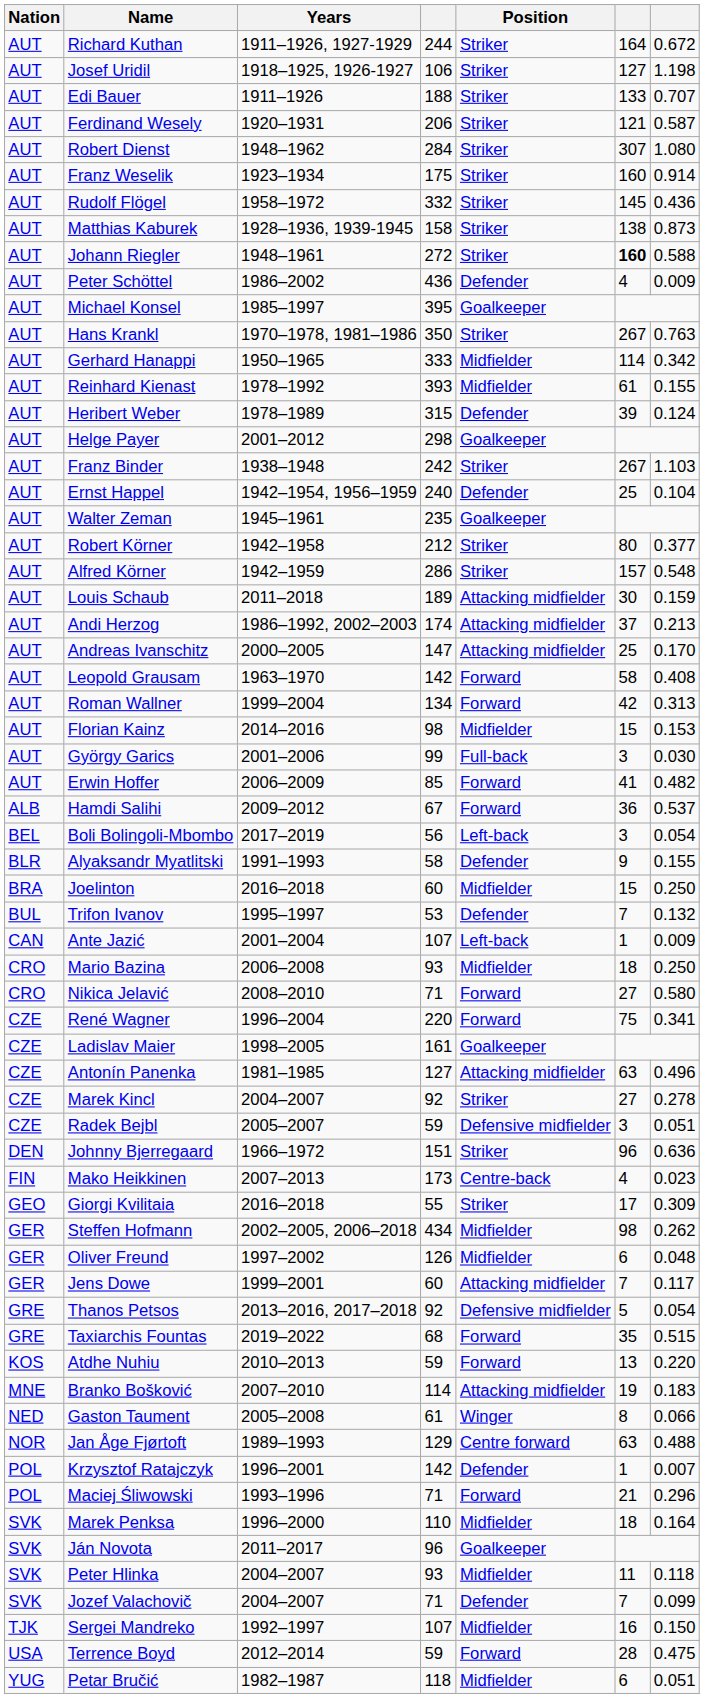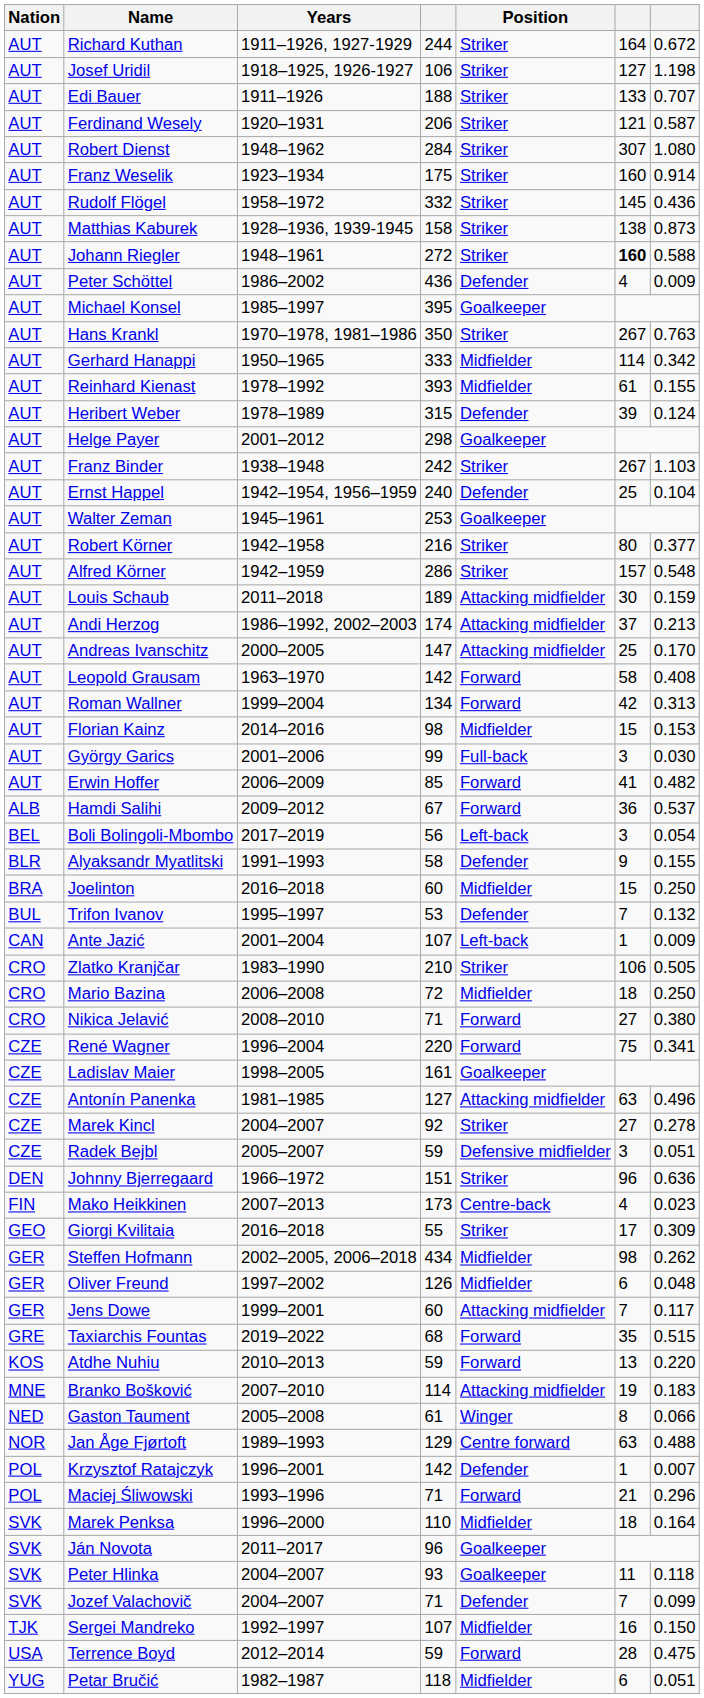(438, 519) 235 -> (438, 519) 253
(438, 545) 212 -> (438, 545) 216
+ row: (124, 967)
(434, 967) 93 -> (434, 994) 72
(675, 994) 0.580 -> (675, 1020) 0.380
- row: (123, 1310)
(496, 1574) Midfielder -> (503, 1574) Goalkeeper
